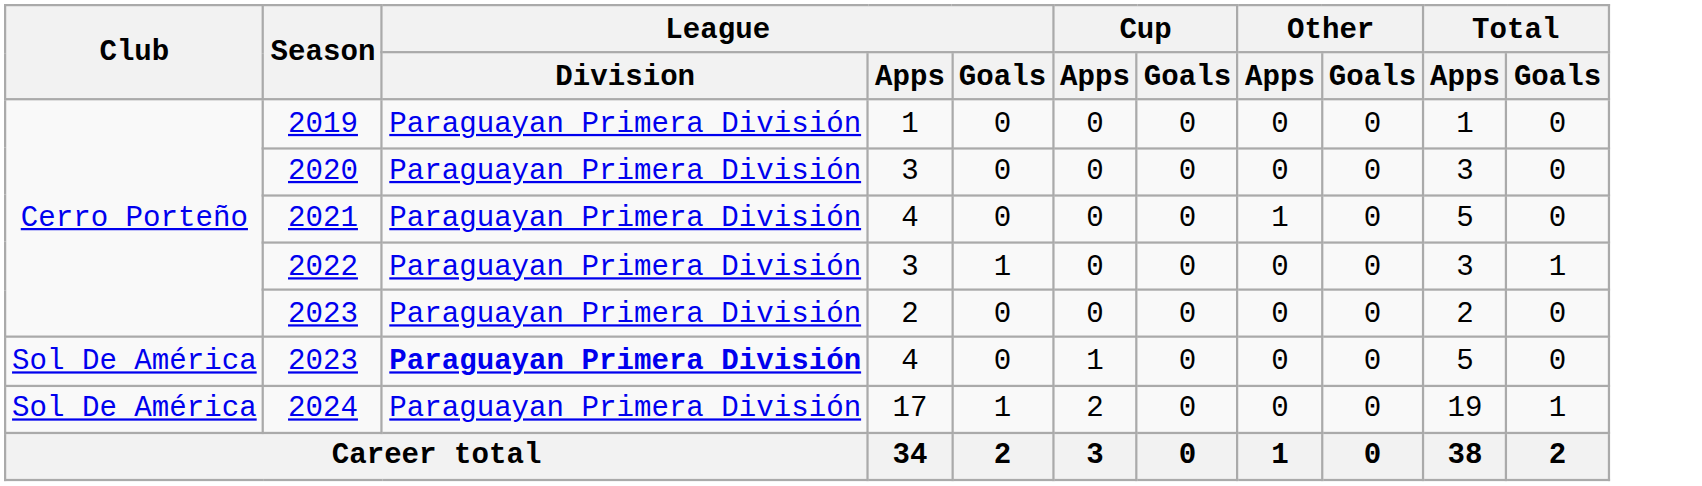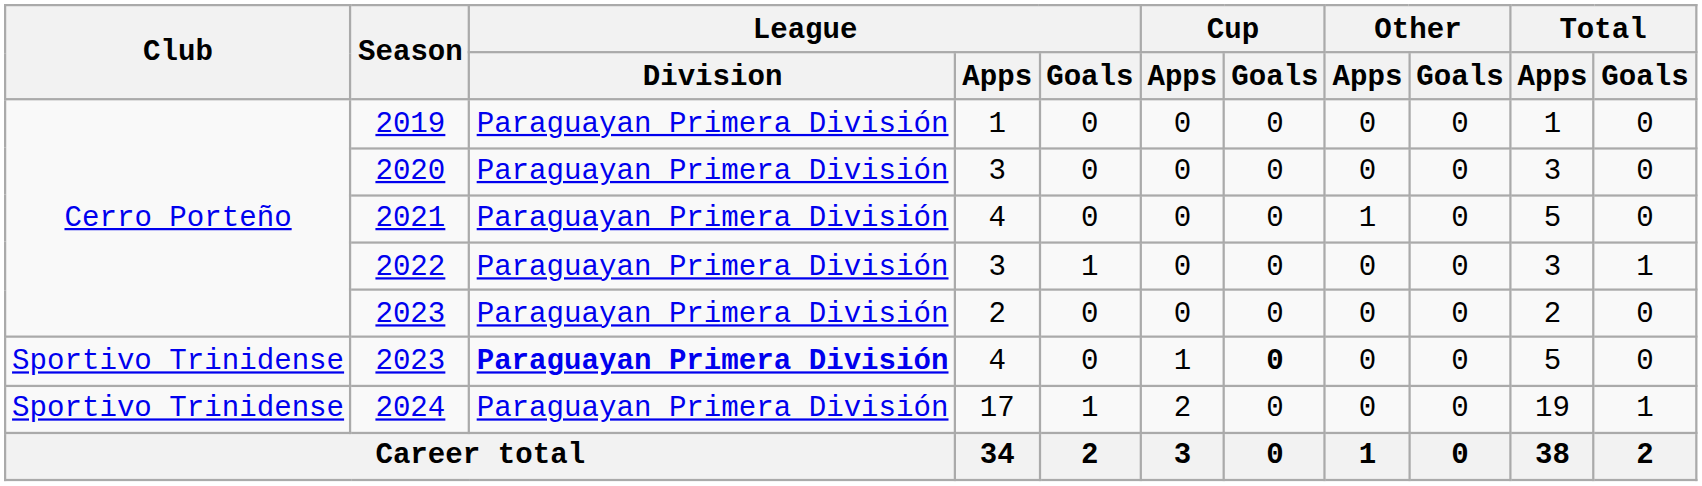(134, 361) Sol De América -> (178, 361) Sportivo Trinidense
(1187, 361) normal -> (1275, 361) bold
(134, 409) Sol De América -> (178, 409) Sportivo Trinidense
